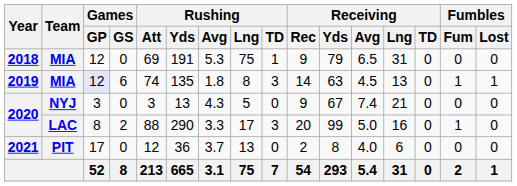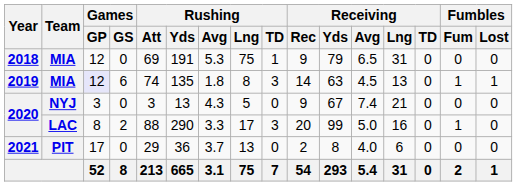(151, 147) 12 -> (151, 147) 29
